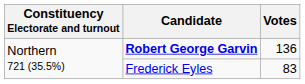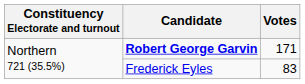(286, 48) 136 -> (286, 48) 171
